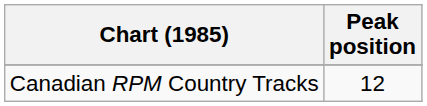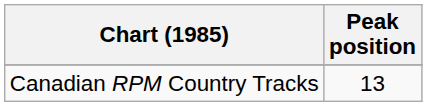(372, 82) 12 -> (372, 82) 13
